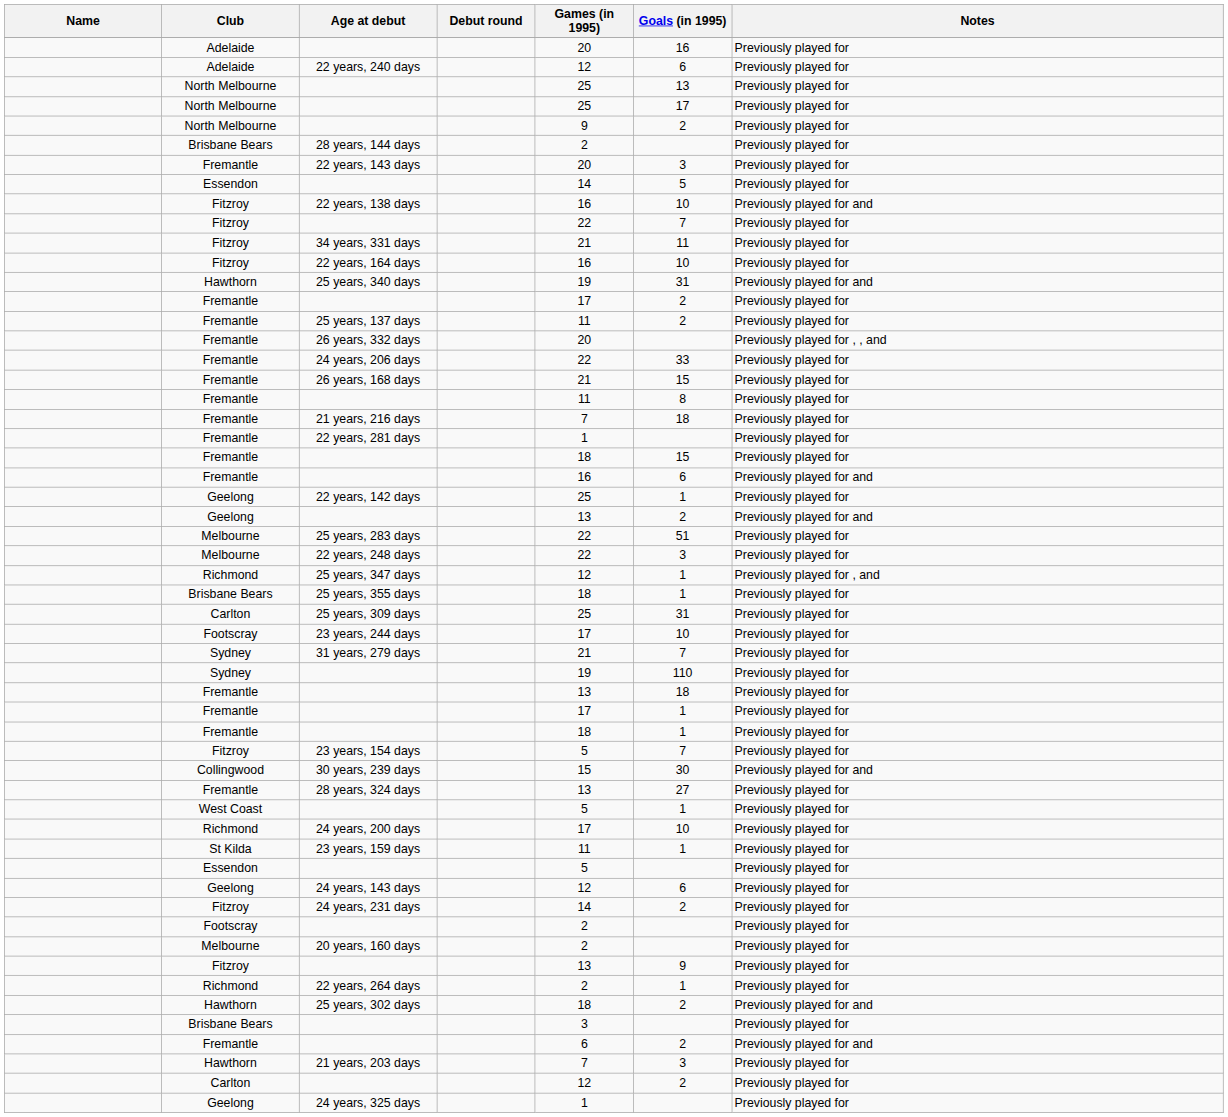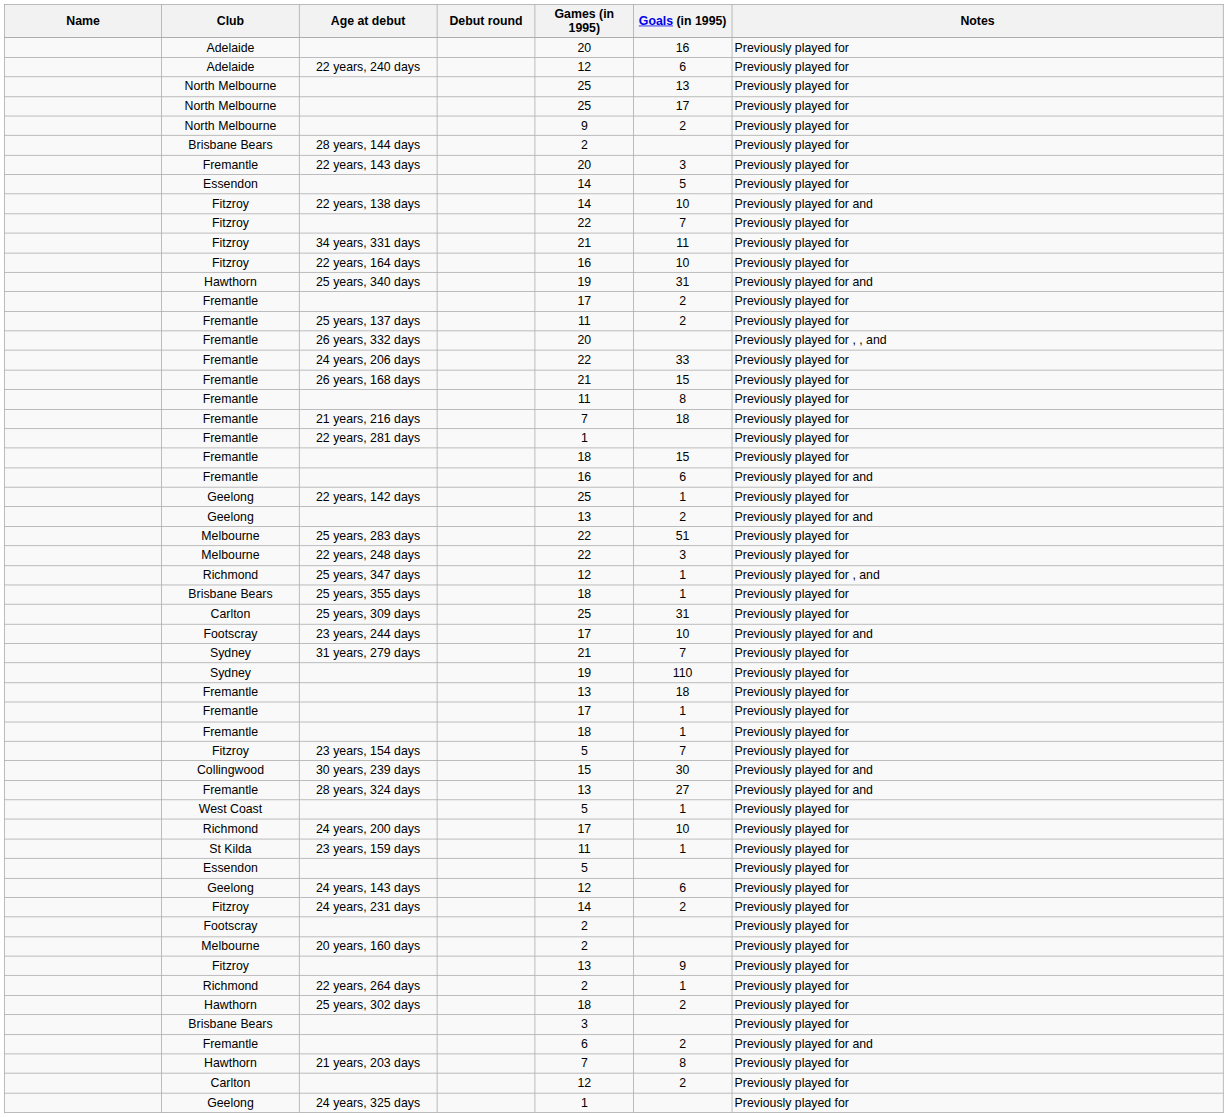(584, 203) 16 -> (584, 203) 14
(792, 633) Previously played for -> (804, 633) Previously played for and
(792, 790) Previously played for -> (804, 790) Previously played for and
(804, 1005) Previously played for and -> (792, 1005) Previously played for
(683, 1063) 3 -> (683, 1063) 8
